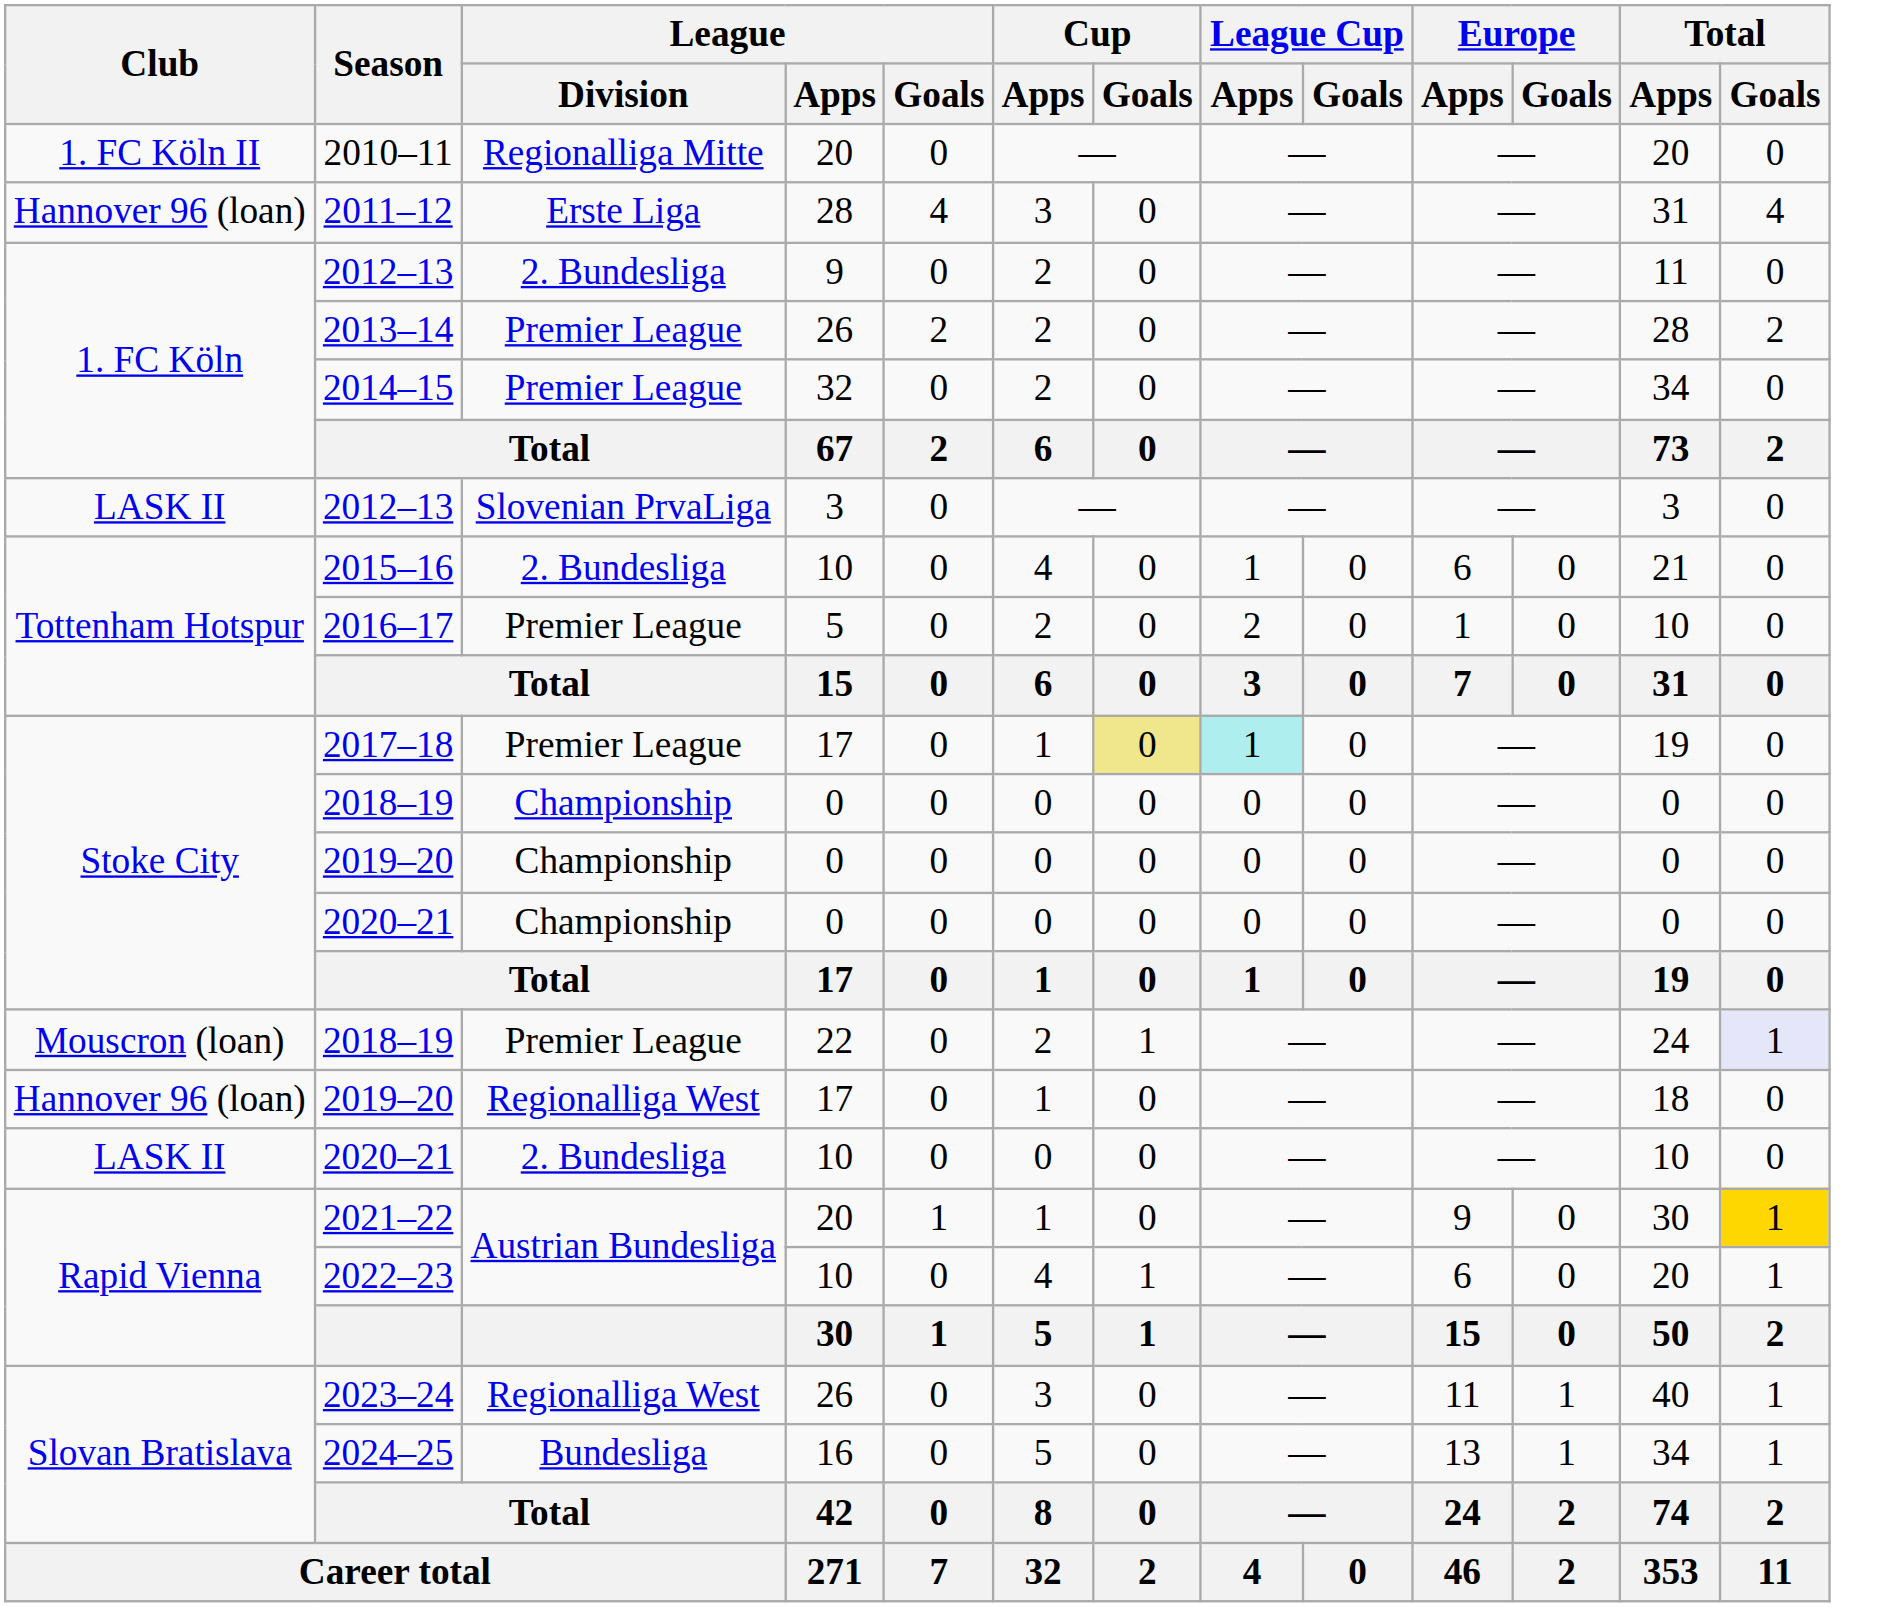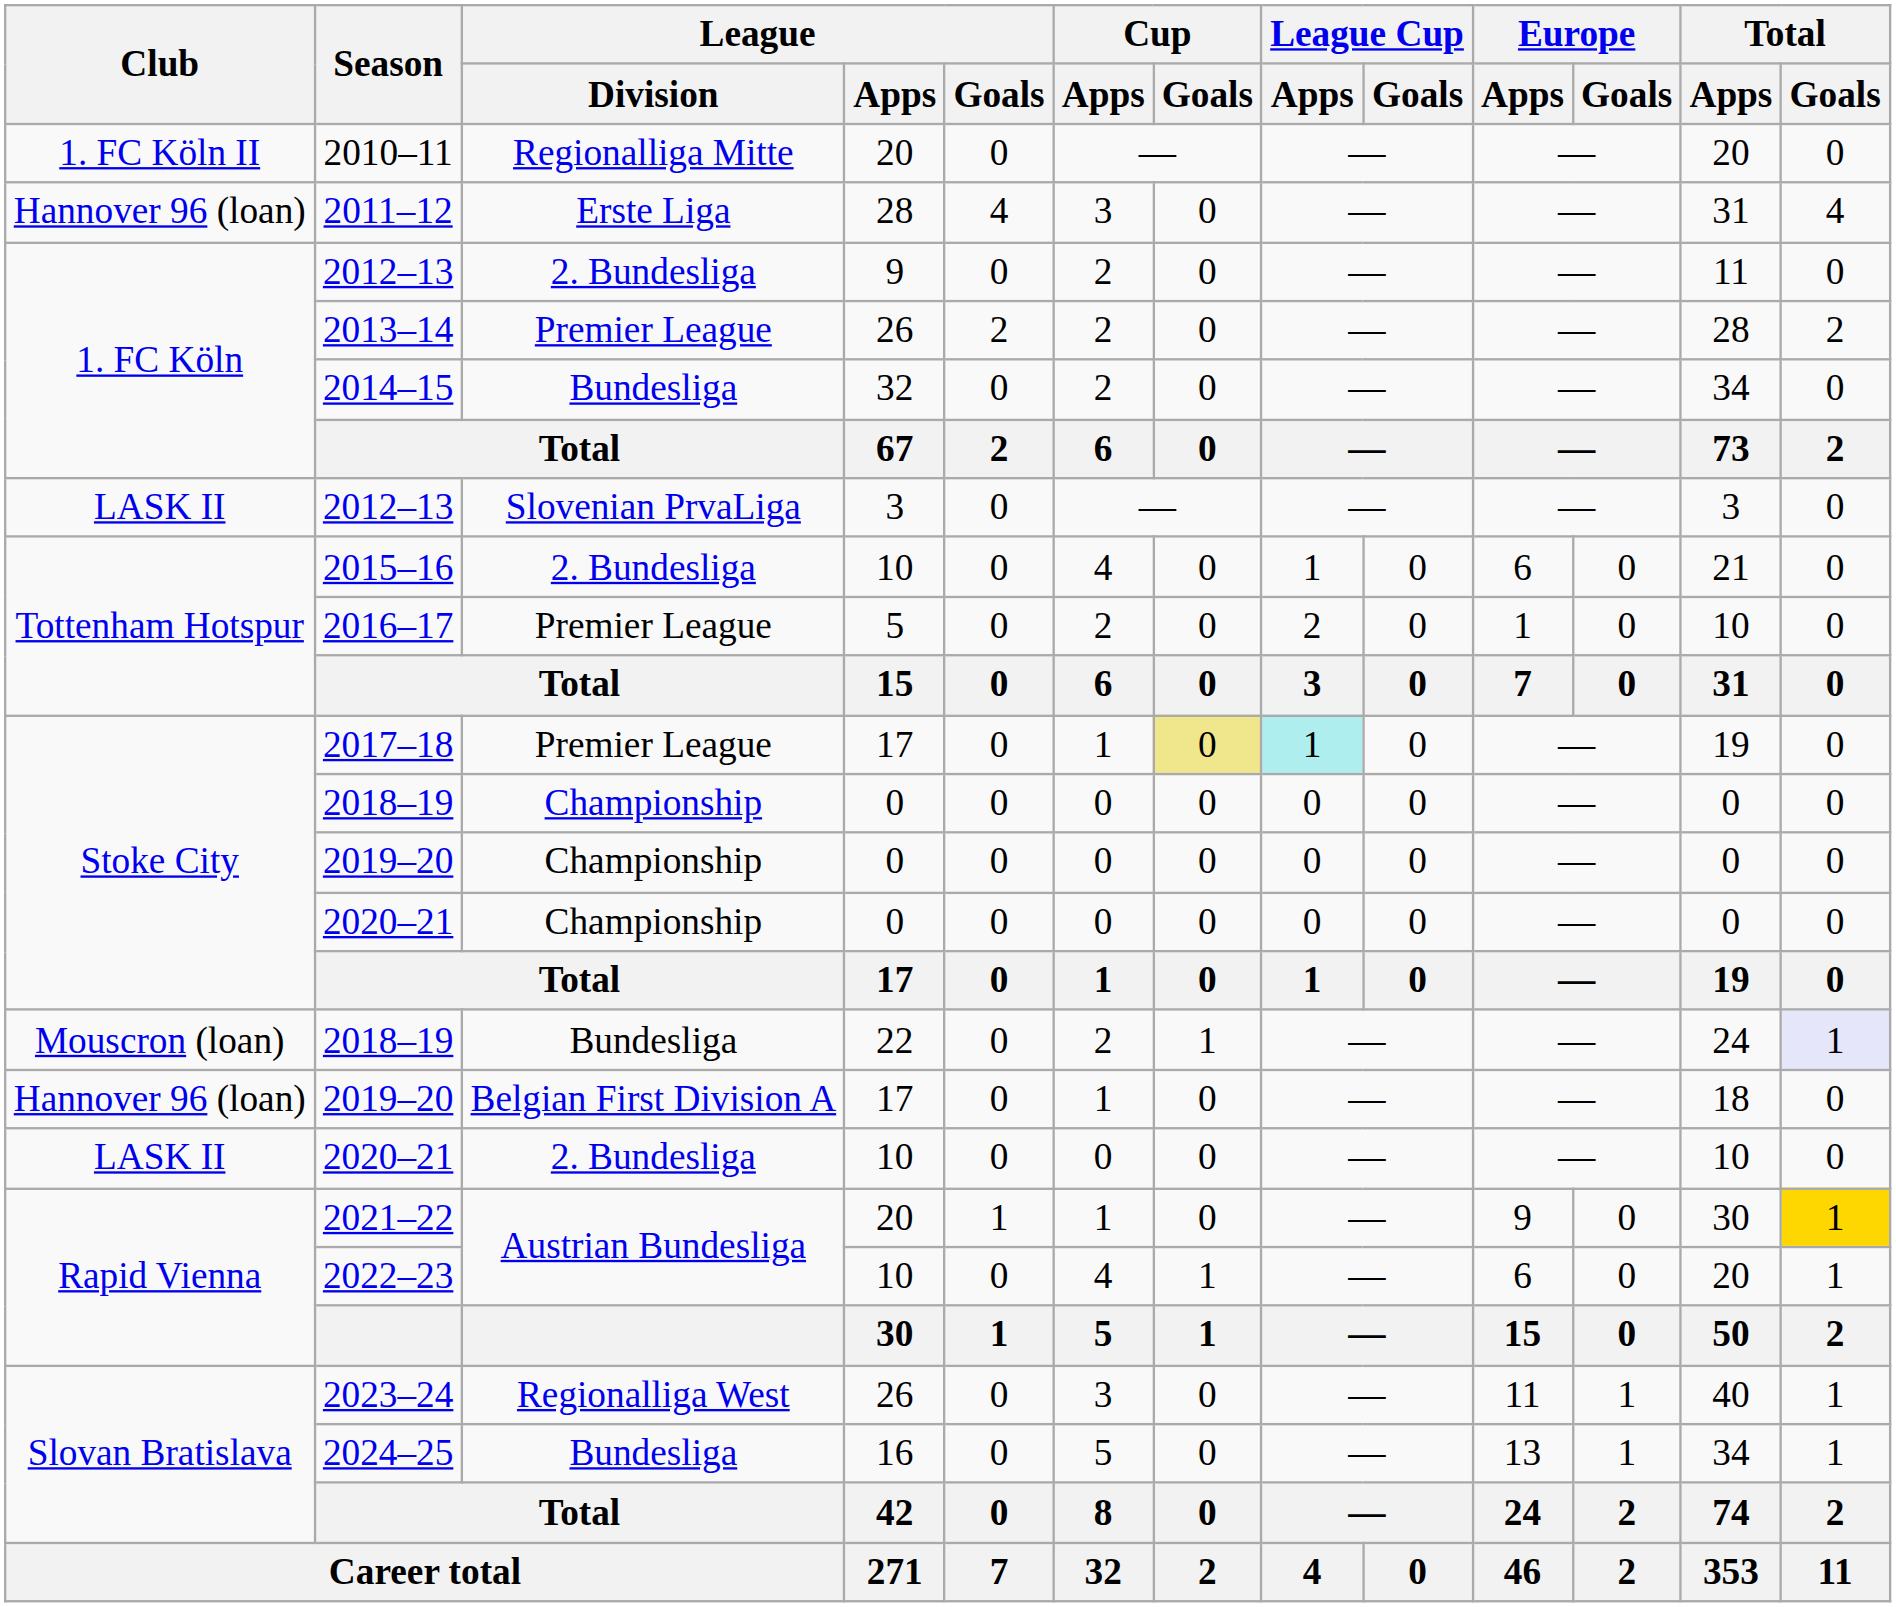(623, 388) Premier League -> (653, 388) Bundesliga
(623, 1039) Premier League -> (653, 1039) Bundesliga
(623, 1098) Regionalliga West -> (653, 1098) Belgian First Division A
